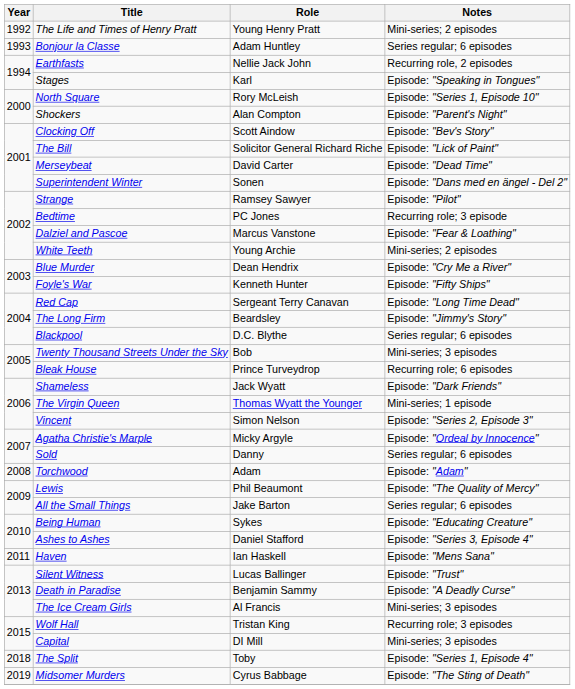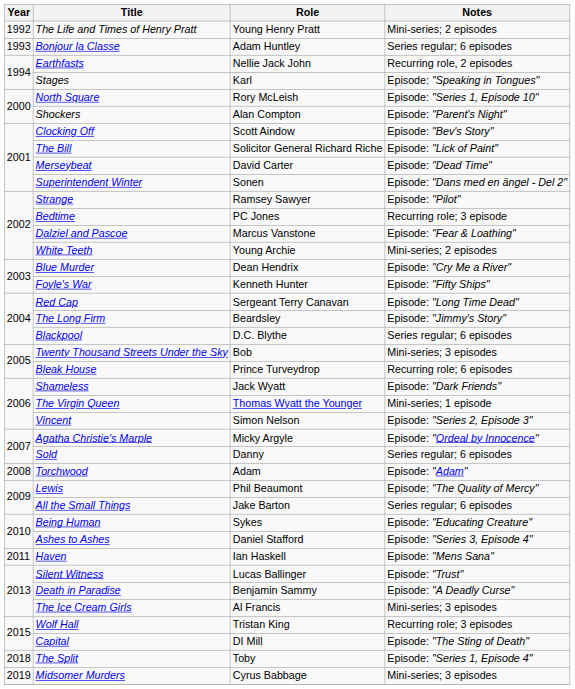(442, 642) Mini-series; 3 episodes -> (458, 642) Episode: "The Sting of Death"
(458, 676) Episode: "The Sting of Death" -> (442, 676) Mini-series; 3 episodes
